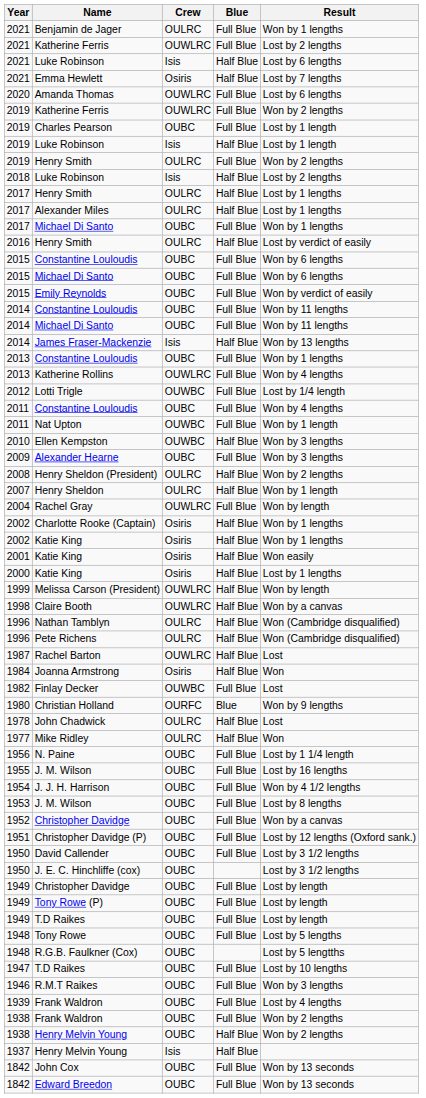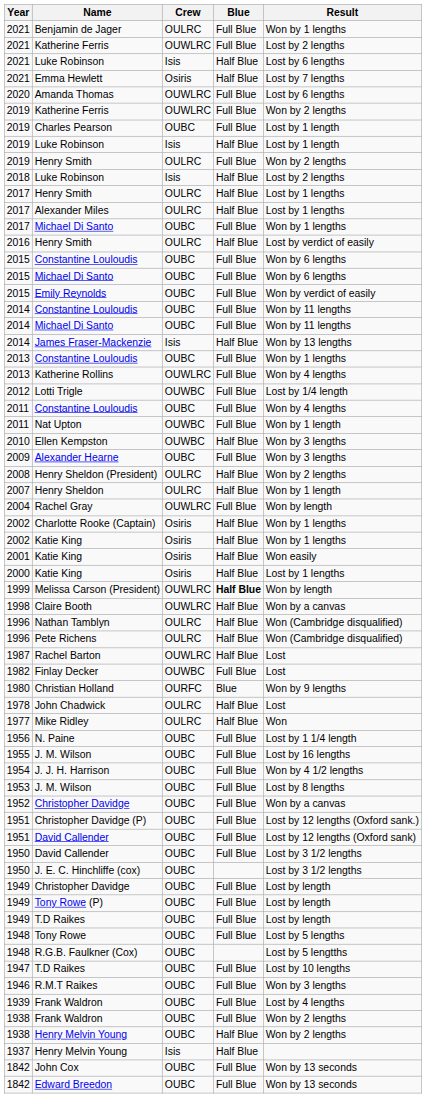(237, 590) normal -> (238, 590) bold
- row: (18, 672)
+ row: (18, 837)
